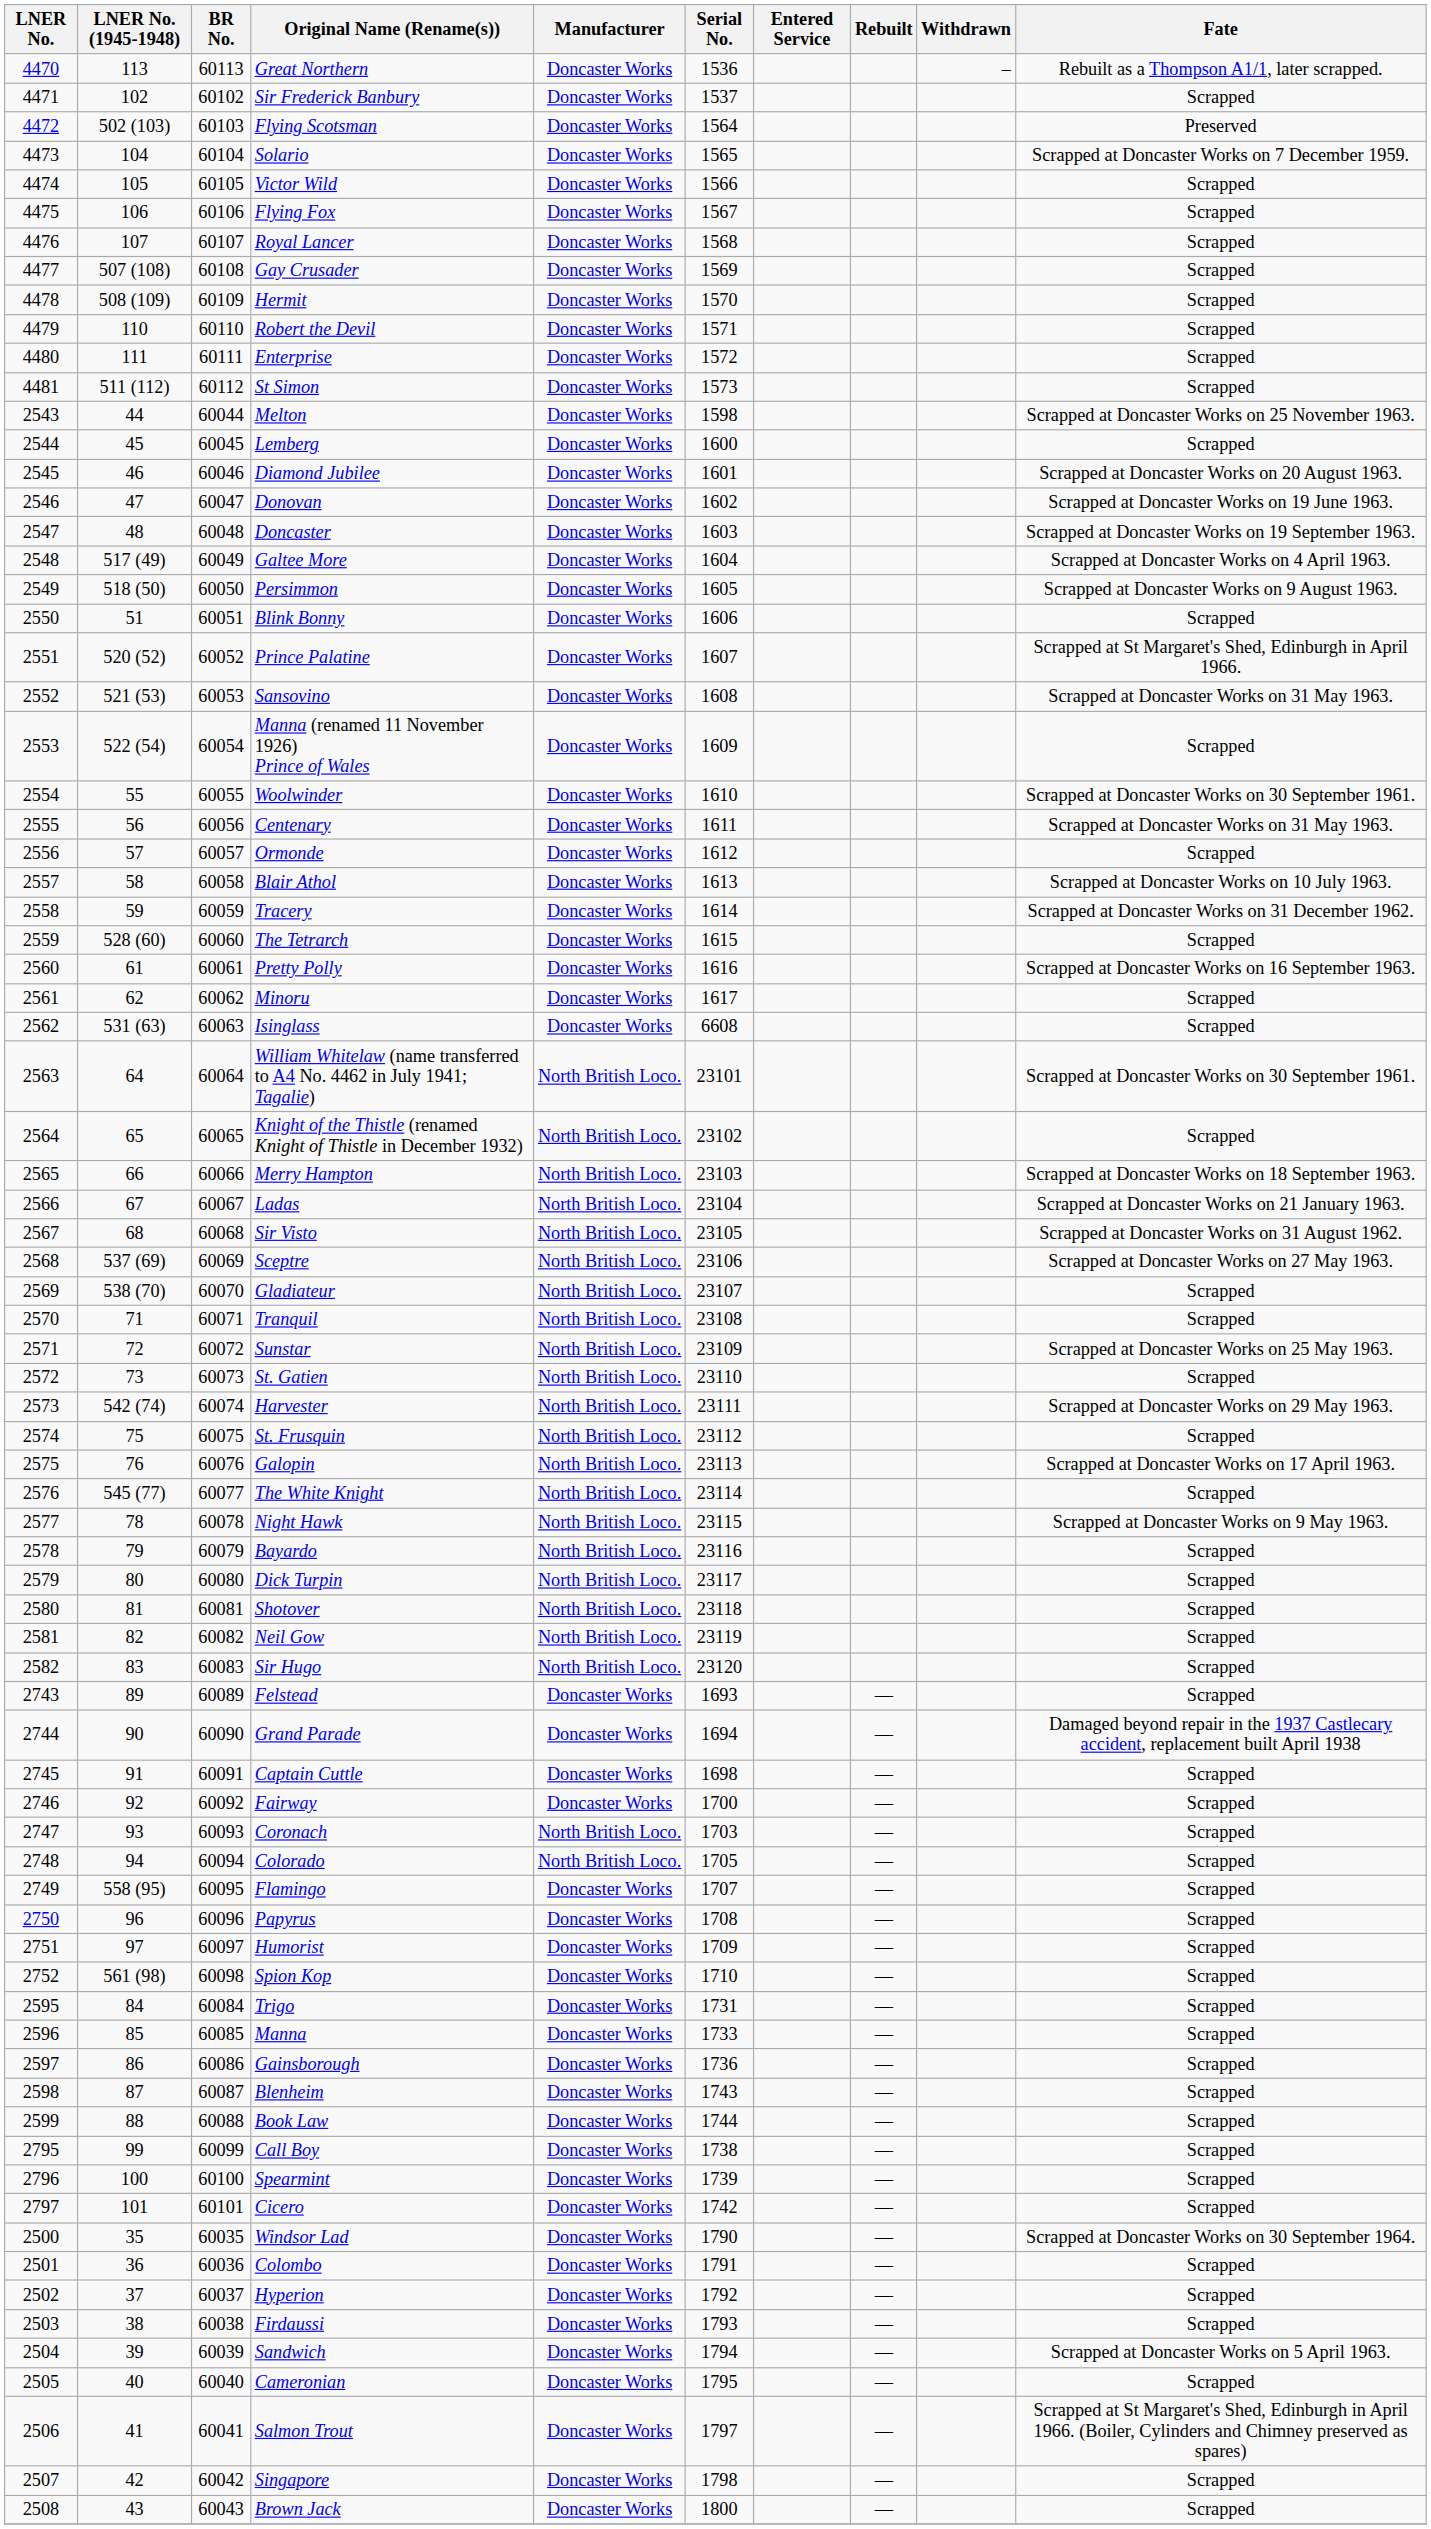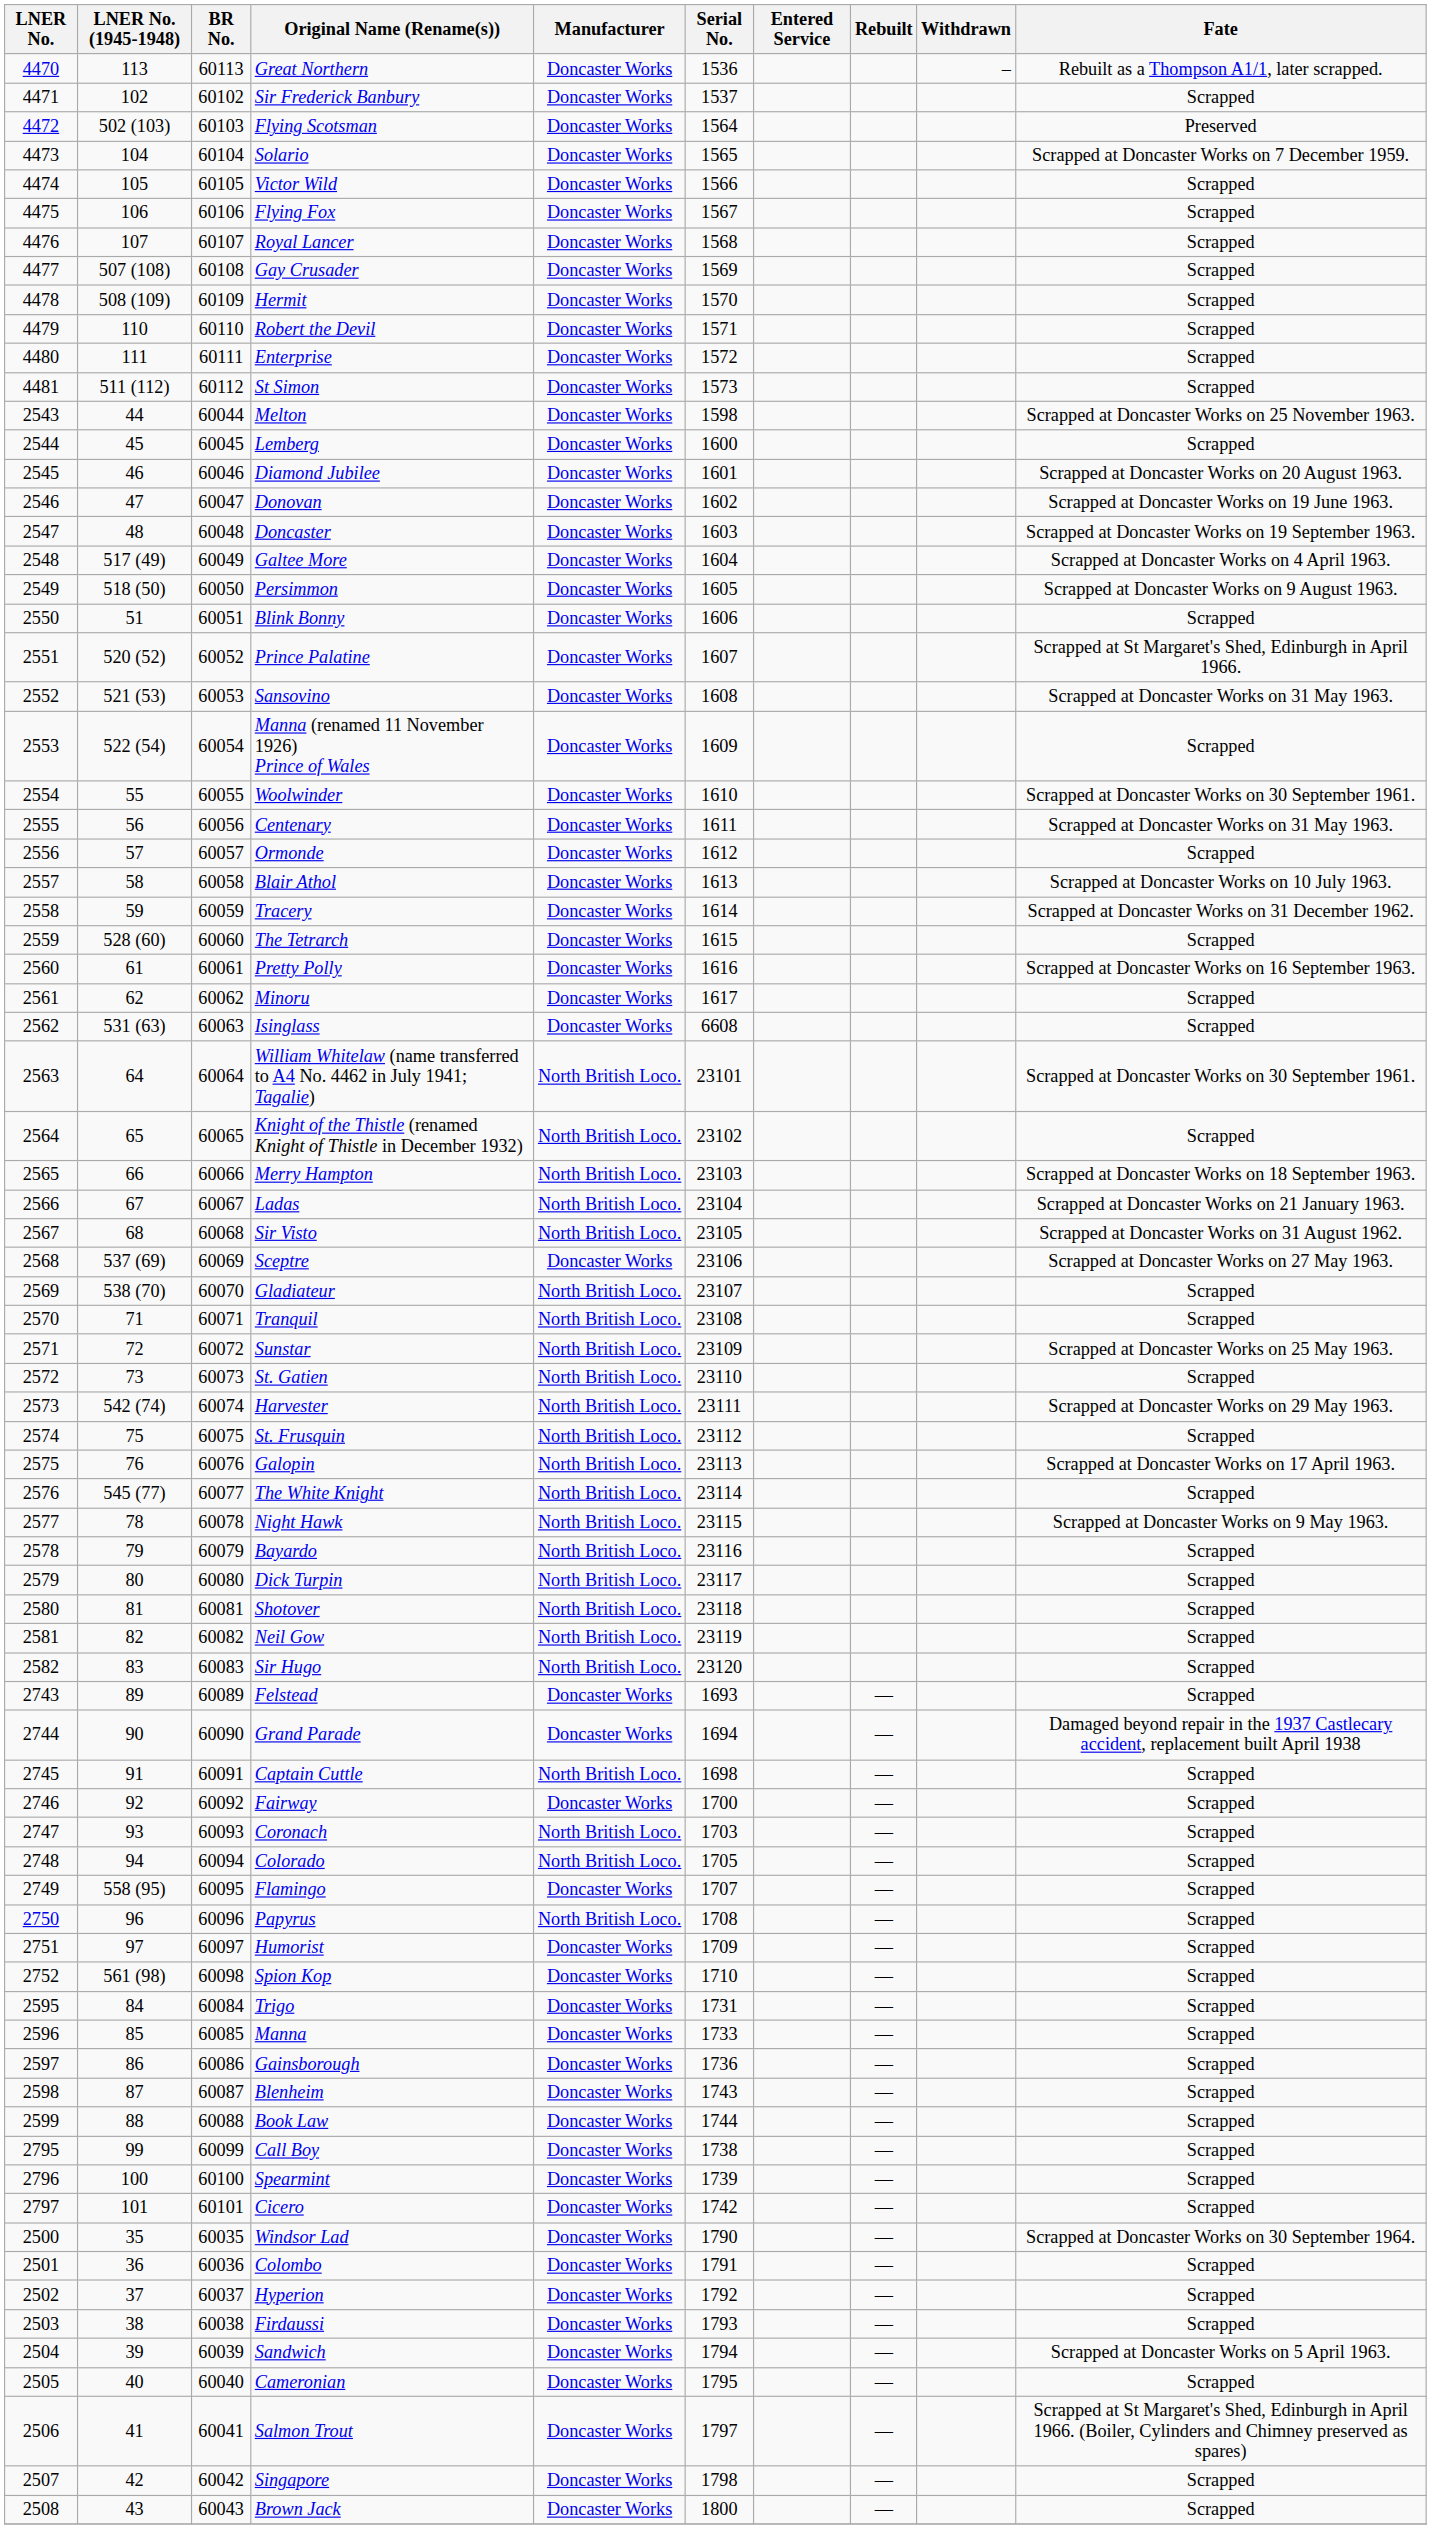(610, 1261) North British Loco. -> (610, 1261) Doncaster Works
(610, 1774) Doncaster Works -> (610, 1774) North British Loco.
(610, 1918) Doncaster Works -> (610, 1918) North British Loco.
